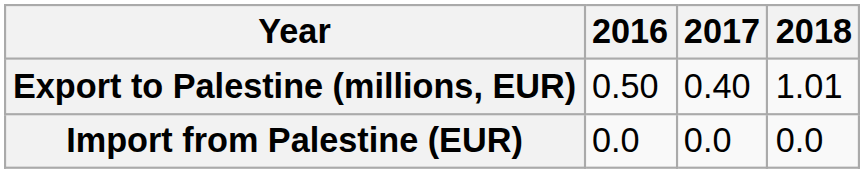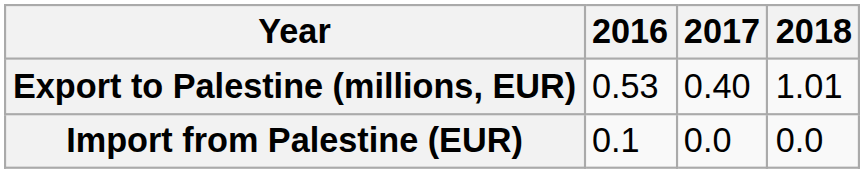(625, 85) 0.50 -> (625, 85) 0.53
(616, 140) 0.0 -> (616, 140) 0.1
